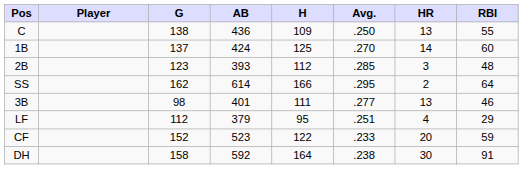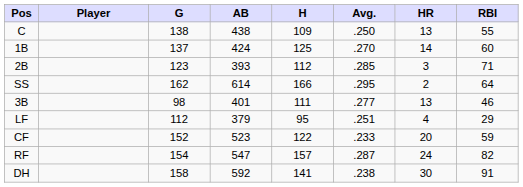(241, 31) 436 -> (241, 31) 438
(488, 66) 48 -> (488, 66) 71
+ row: (21, 155)
(302, 155) 164 -> (302, 173) 141
